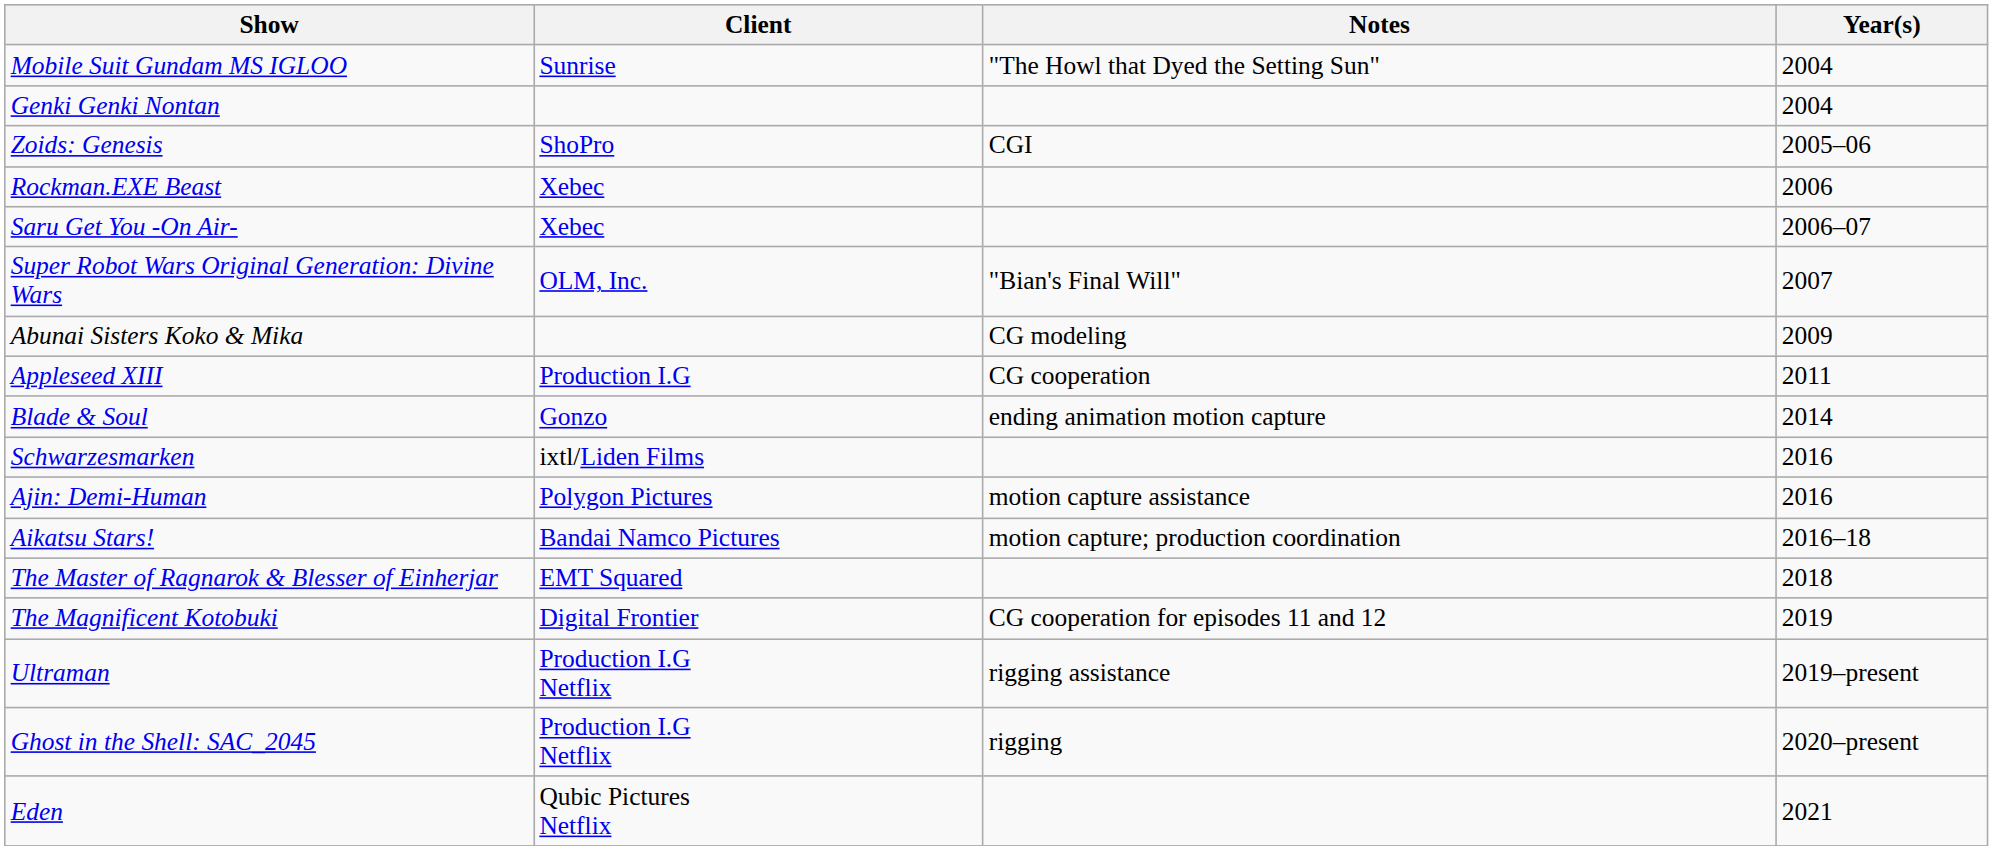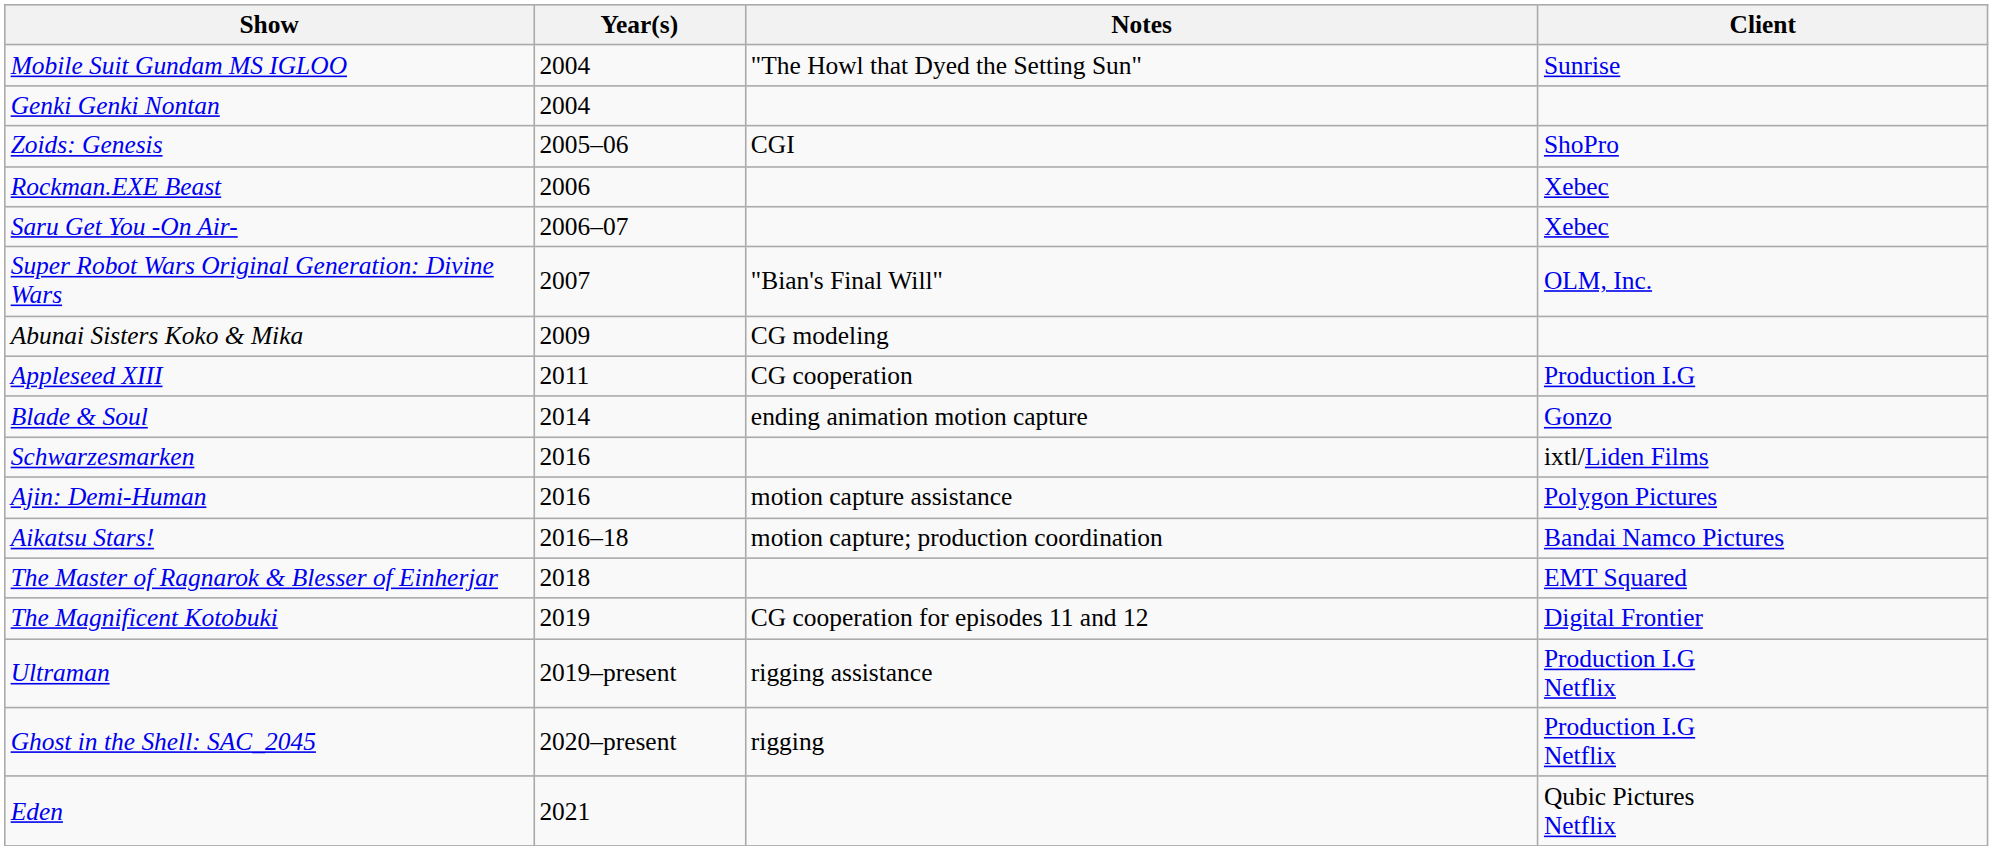columns swapped: (1882, 24) <-> (758, 24)
